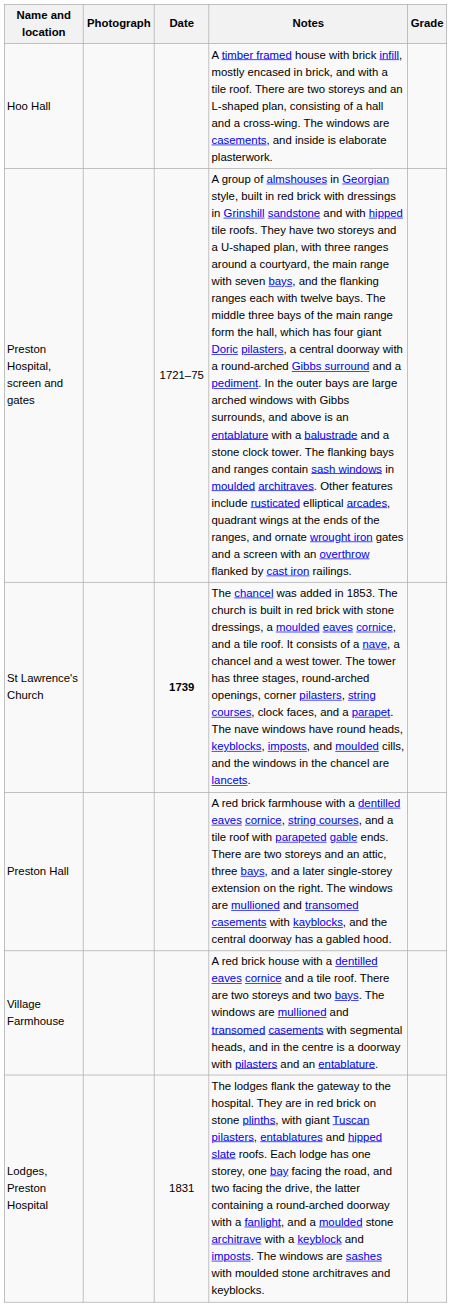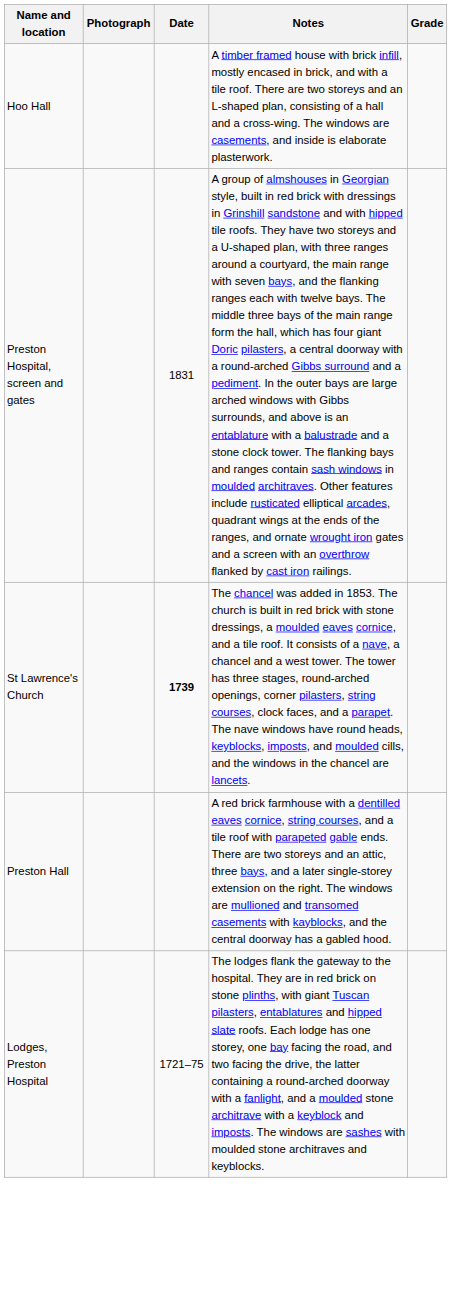(182, 375) 1721–75 -> (182, 375) 1831
- row: (36, 1013)
(182, 1188) 1831 -> (182, 1064) 1721–75
